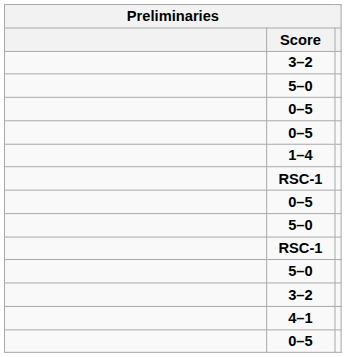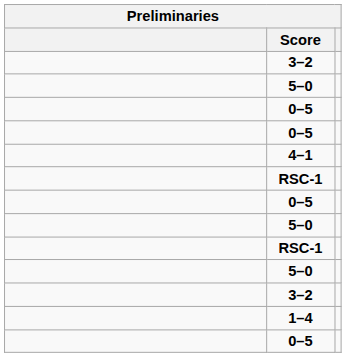rows swapped: (135, 156) <-> (135, 318)
